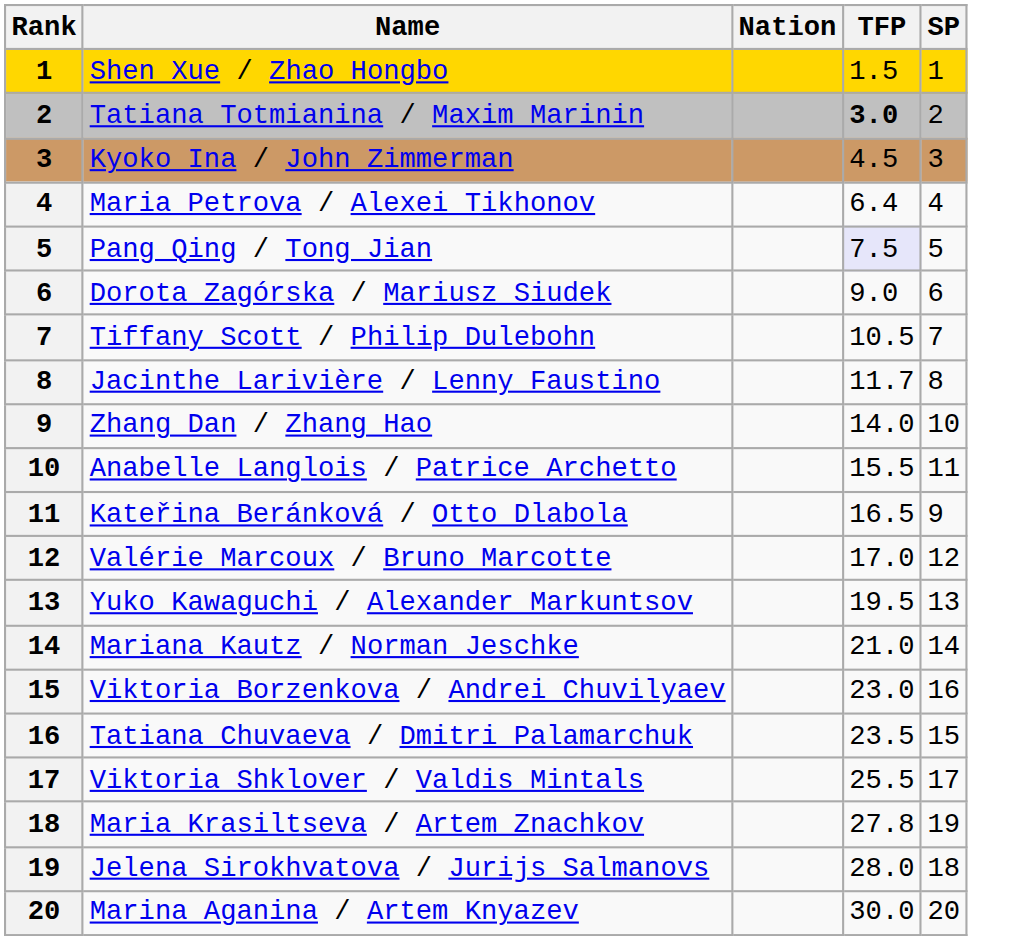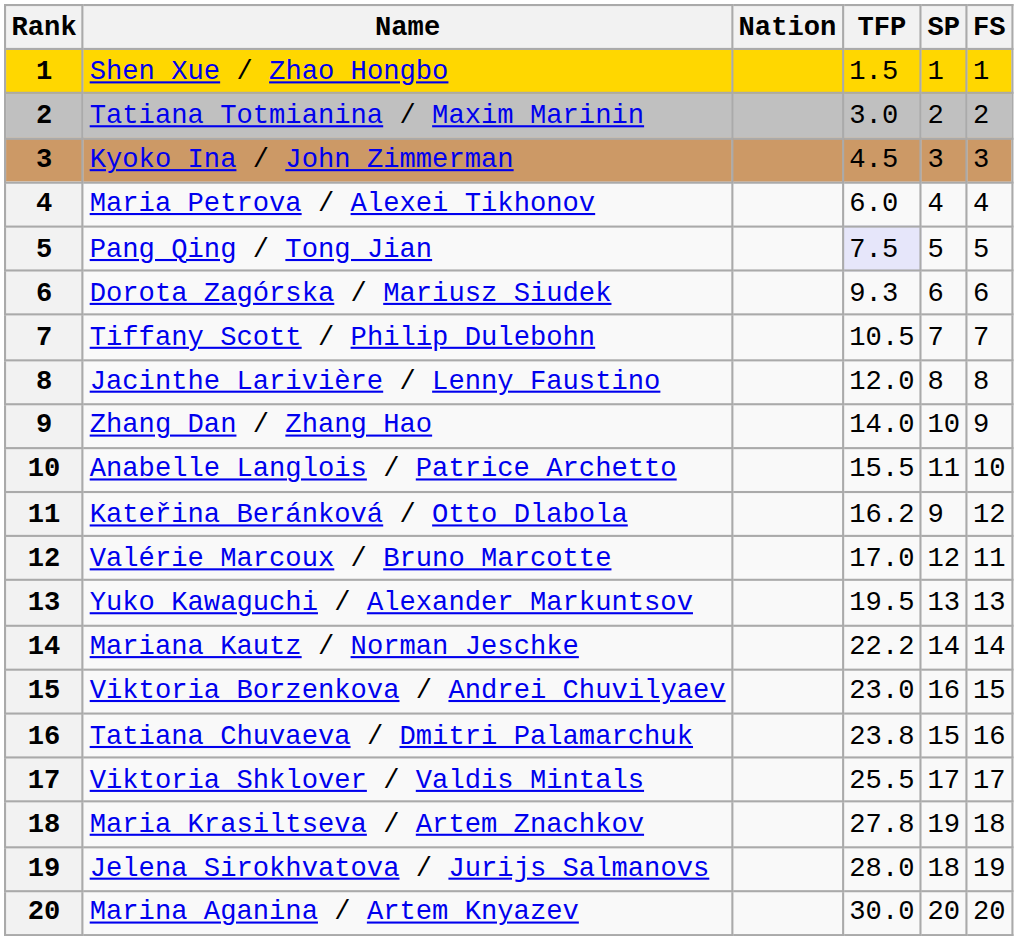+ column: (989, 27)
(874, 116) bold -> (874, 116) normal
(874, 204) 6.4 -> (874, 204) 6.0
(874, 293) 9.0 -> (874, 293) 9.3
(882, 381) 11.7 -> (882, 381) 12.0
(882, 514) 16.5 -> (882, 514) 16.2
(882, 647) 21.0 -> (882, 647) 22.2
(882, 736) 23.5 -> (882, 736) 23.8
